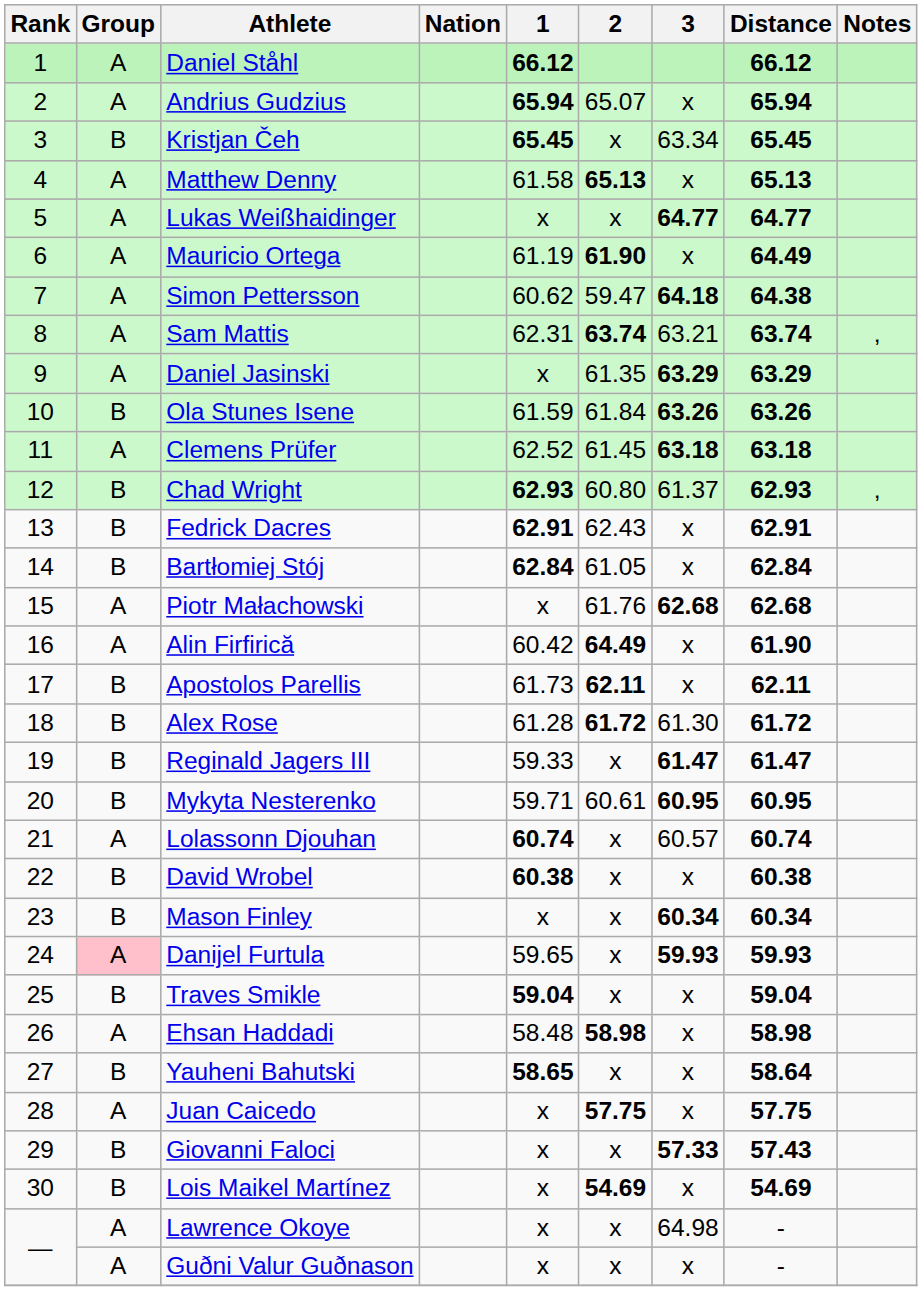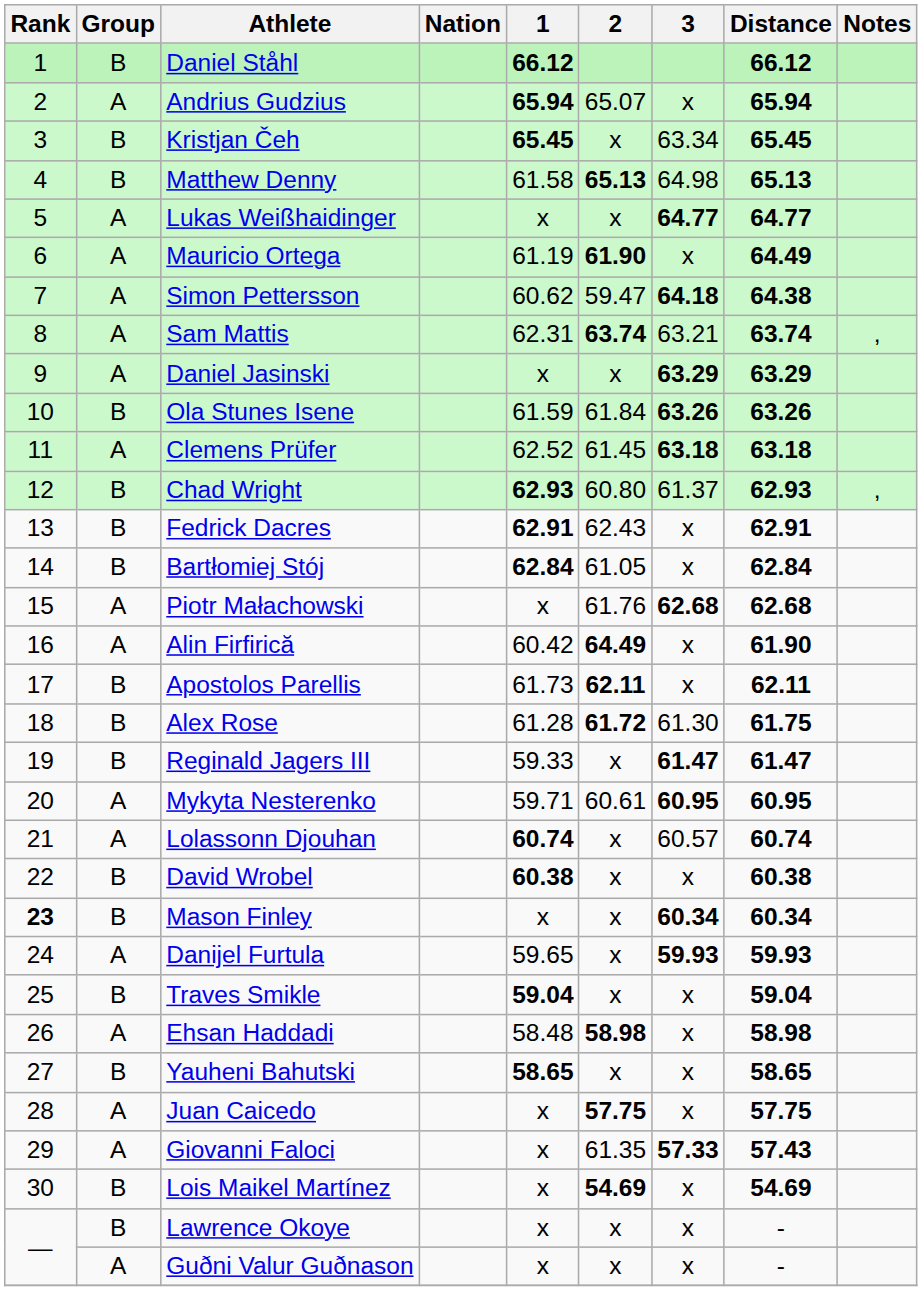(118, 62) A -> (118, 62) B
(118, 179) A -> (118, 179) B
(688, 179) x -> (688, 179) 64.98
(615, 373) 61.35 -> (615, 373) x
(781, 722) 61.72 -> (781, 722) 61.75
(118, 800) B -> (118, 800) A
(40, 916) normal -> (40, 916) bold
(118, 955) pink background -> (118, 955) no background
(781, 1072) 58.64 -> (781, 1072) 58.65
(118, 1149) B -> (118, 1149) A
(615, 1149) x -> (615, 1149) 61.35
(118, 1227) A -> (118, 1227) B
(688, 1227) 64.98 -> (688, 1227) x
